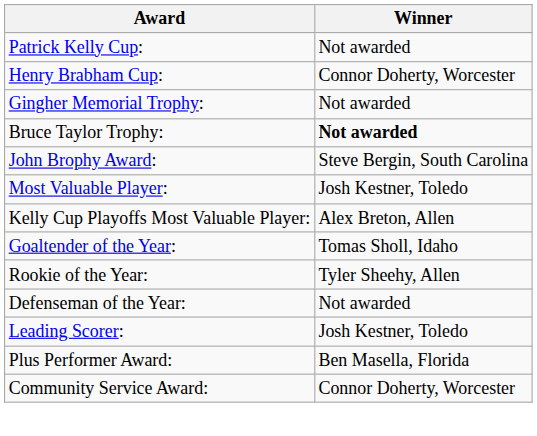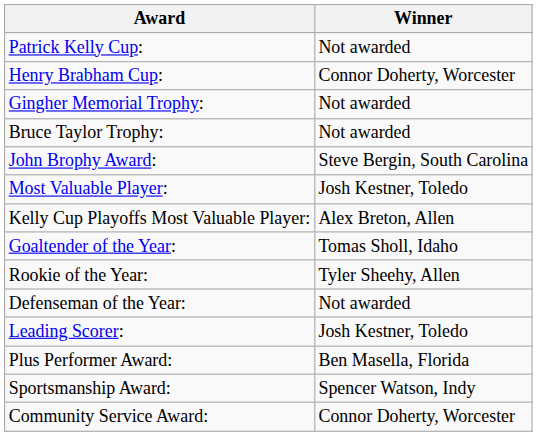(368, 132) bold -> (364, 132) normal
+ row: (90, 388)
